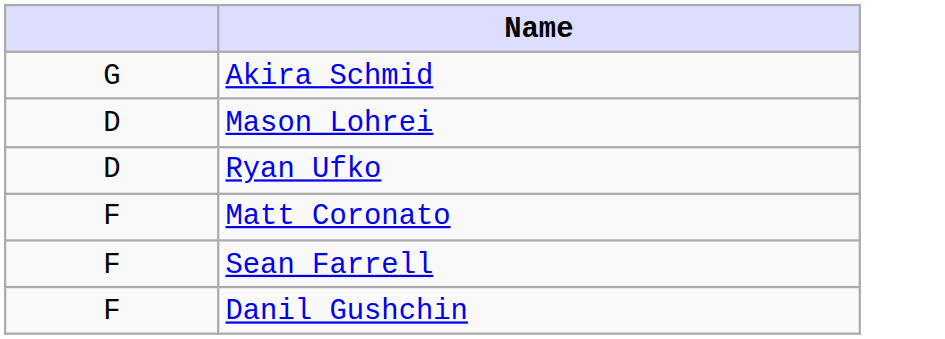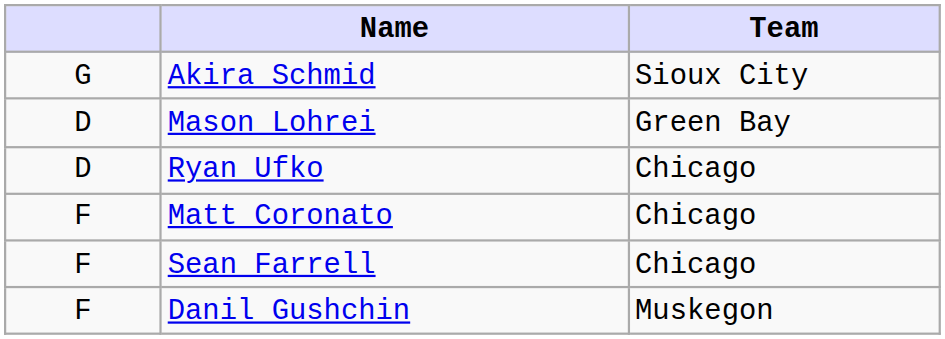+ column: (784, 29)
